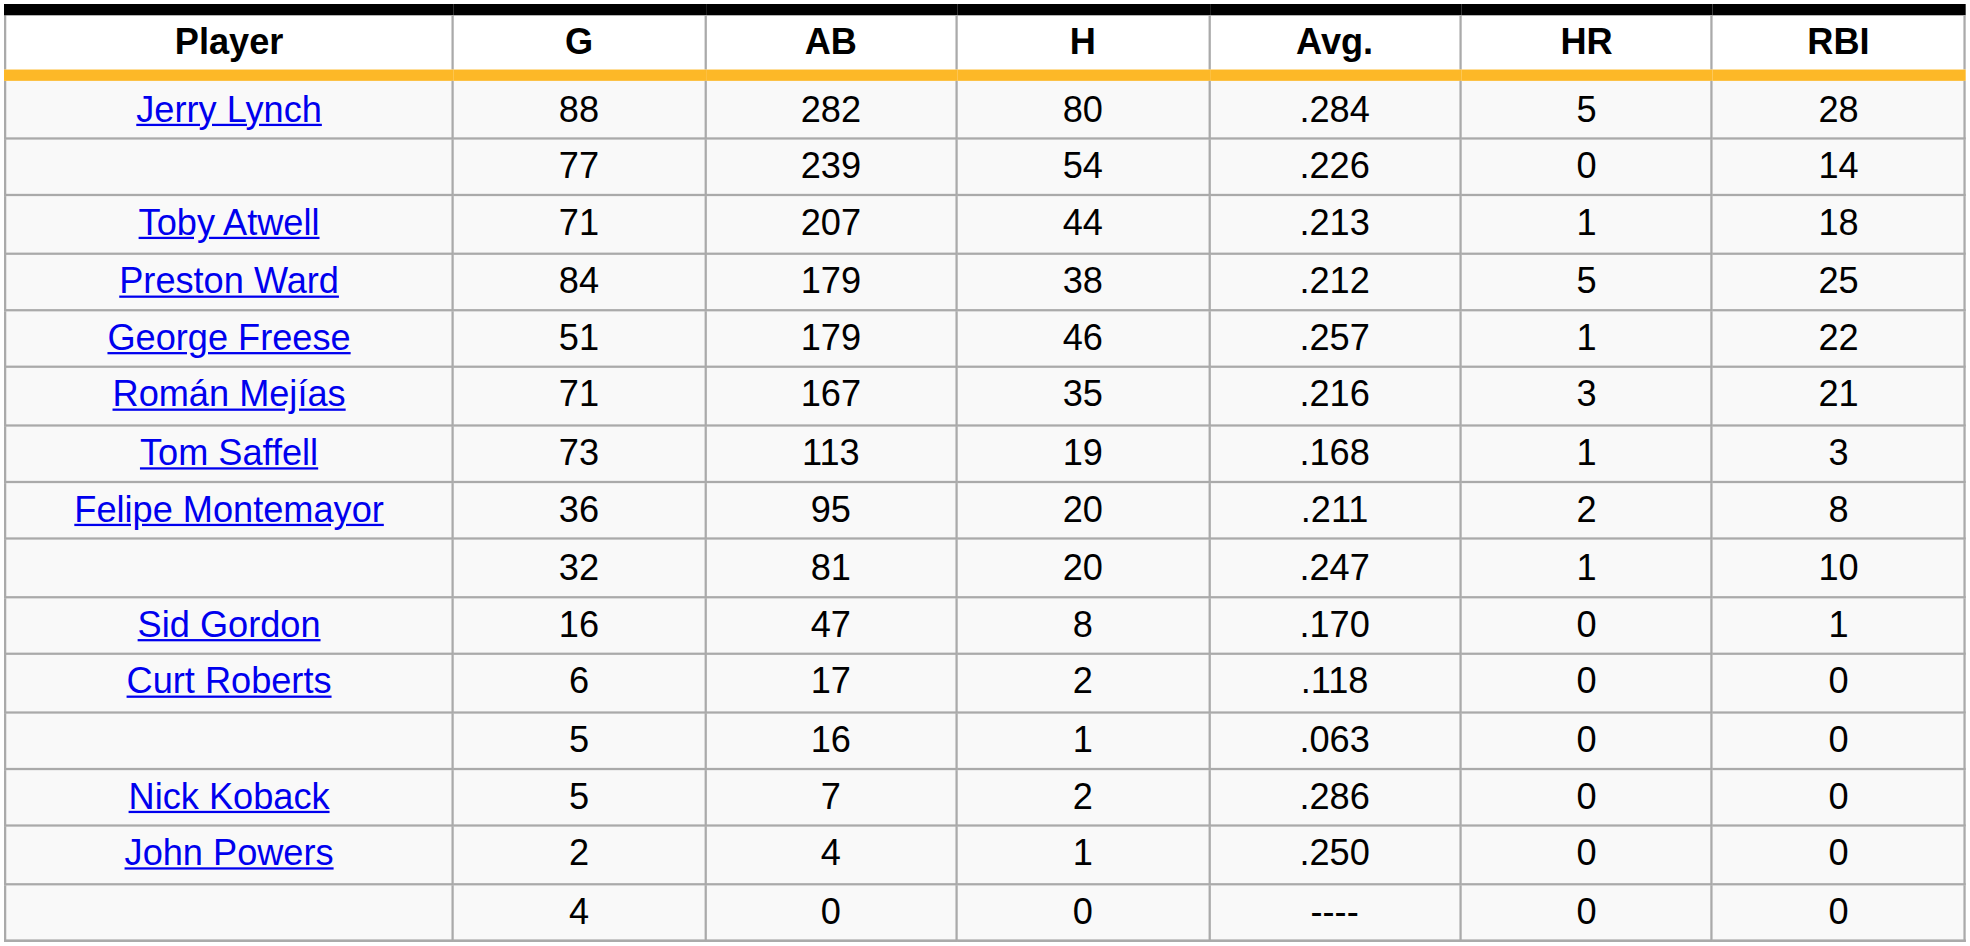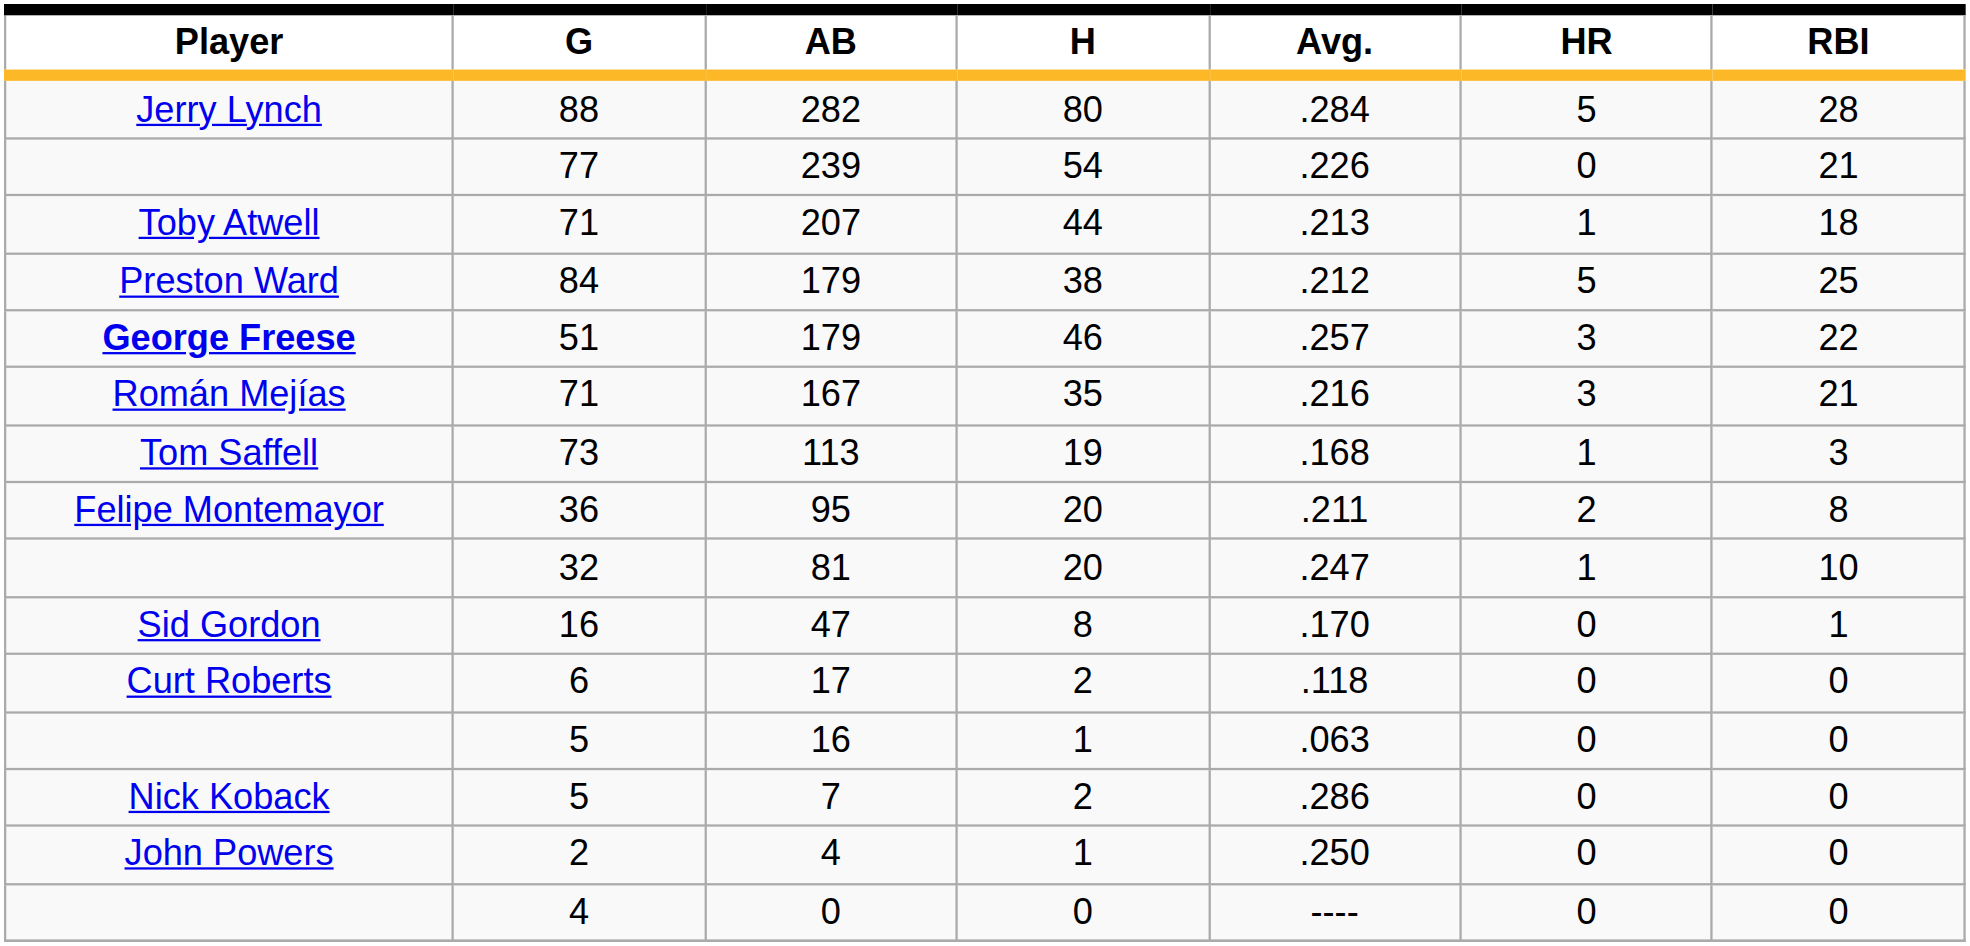(1839, 165) 14 -> (1839, 165) 21
(229, 337) normal -> (229, 337) bold
(1586, 337) 1 -> (1586, 337) 3
